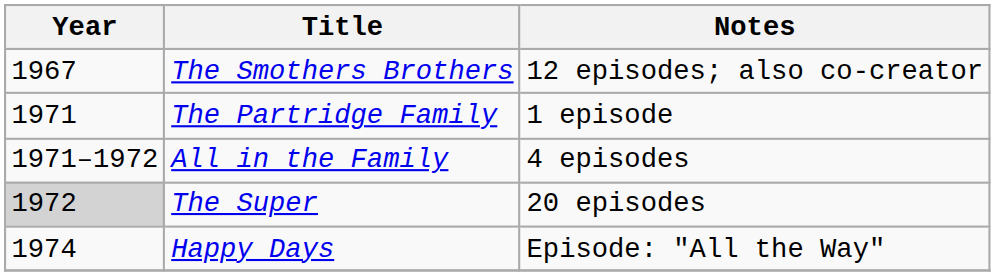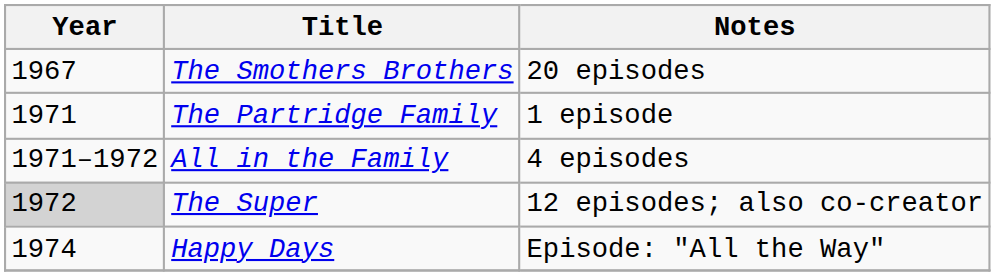(755, 71) 12 episodes; also co-creator -> (616, 71) 20 episodes
(616, 204) 20 episodes -> (755, 204) 12 episodes; also co-creator
